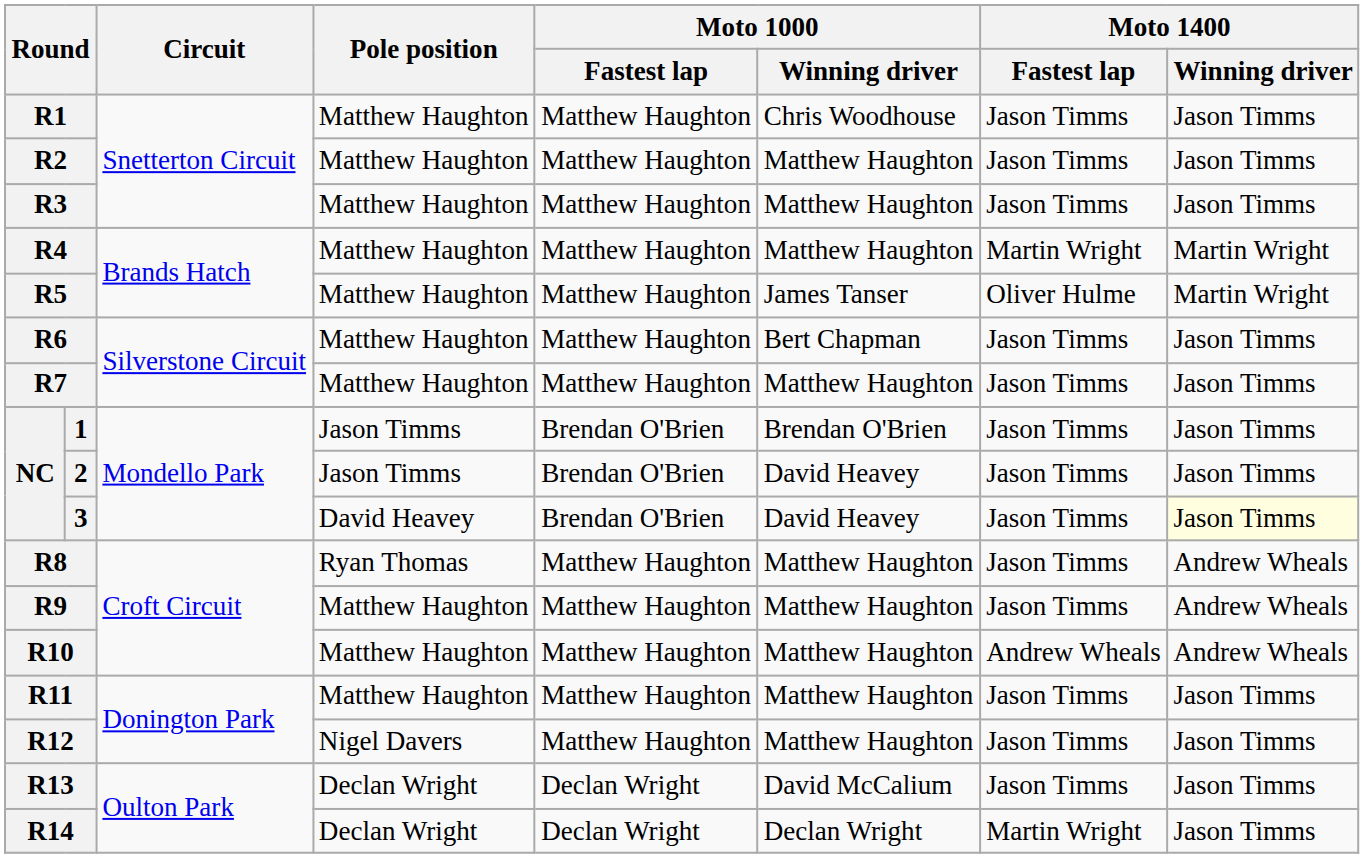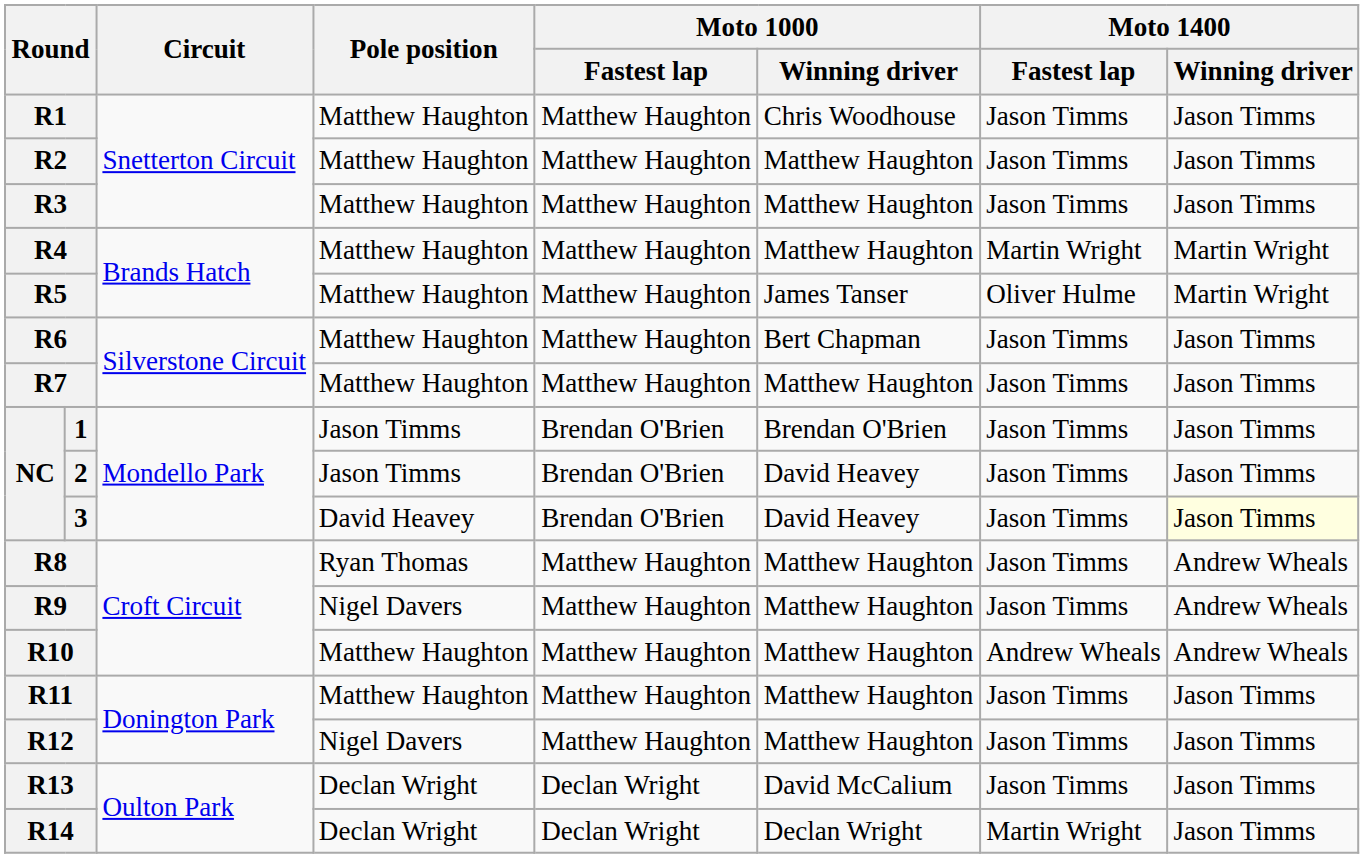(424, 606) Matthew Haughton -> (391, 606) Nigel Davers
